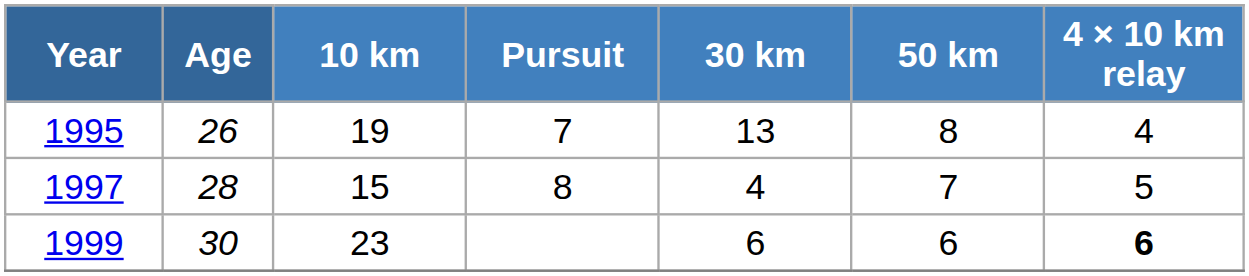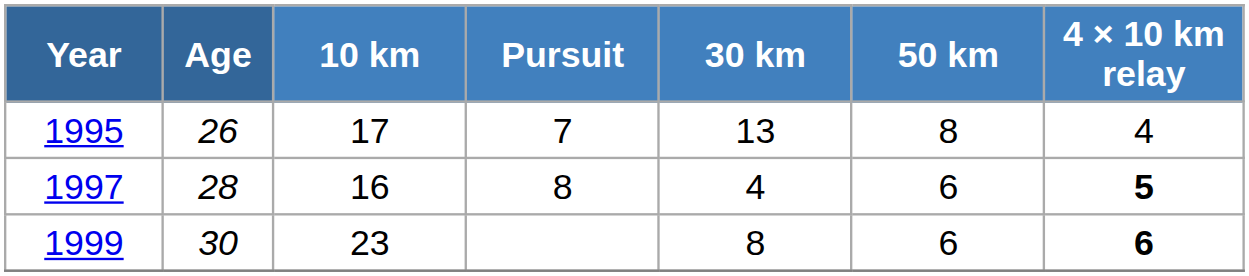(370, 130) 19 -> (370, 130) 17
(370, 187) 15 -> (370, 187) 16
(948, 187) 7 -> (948, 187) 6
(1144, 187) normal -> (1144, 187) bold
(755, 243) 6 -> (755, 243) 8
